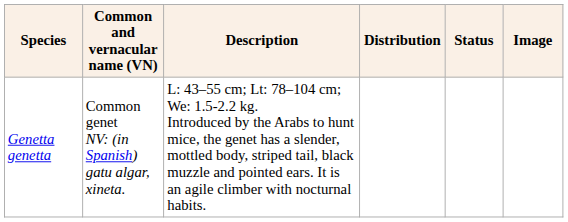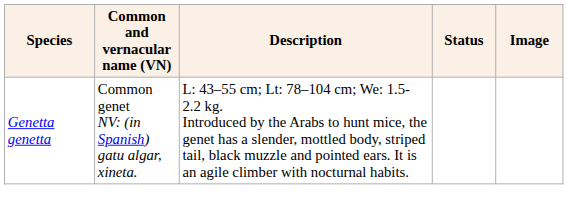- column: (402, 41)
